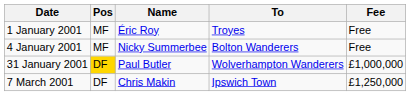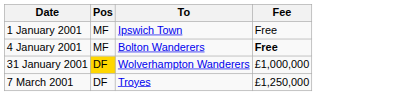- column: (162, 13)
(228, 30) Troyes -> (150, 30) Ipswich Town
(360, 47) normal -> (266, 47) bold
(244, 82) Ipswich Town -> (134, 82) Troyes
